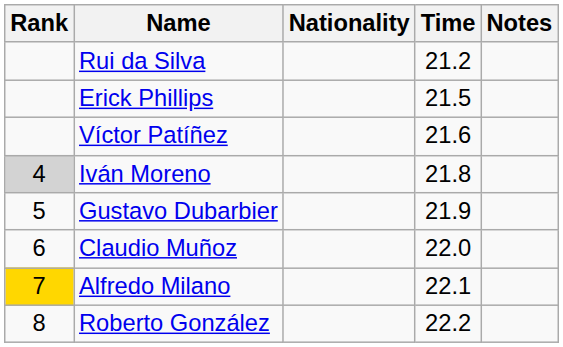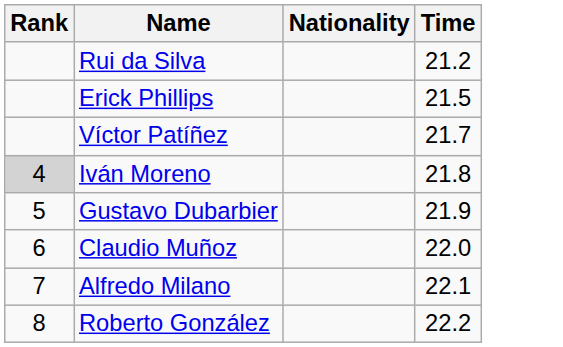- column: (519, 23)
(448, 135) 21.6 -> (448, 135) 21.7
(39, 286) gold background -> (39, 286) no background
